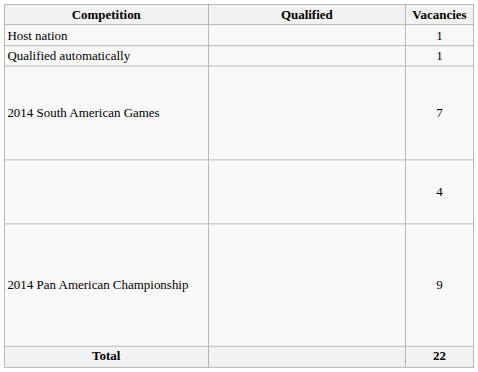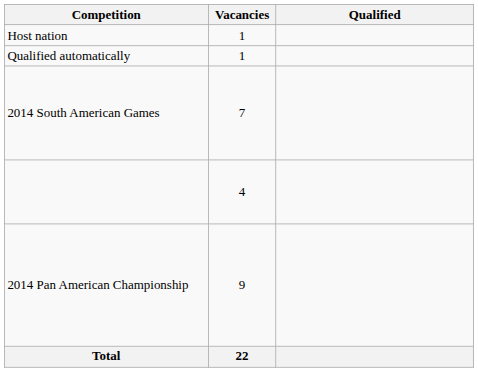columns swapped: (439, 14) <-> (307, 14)
